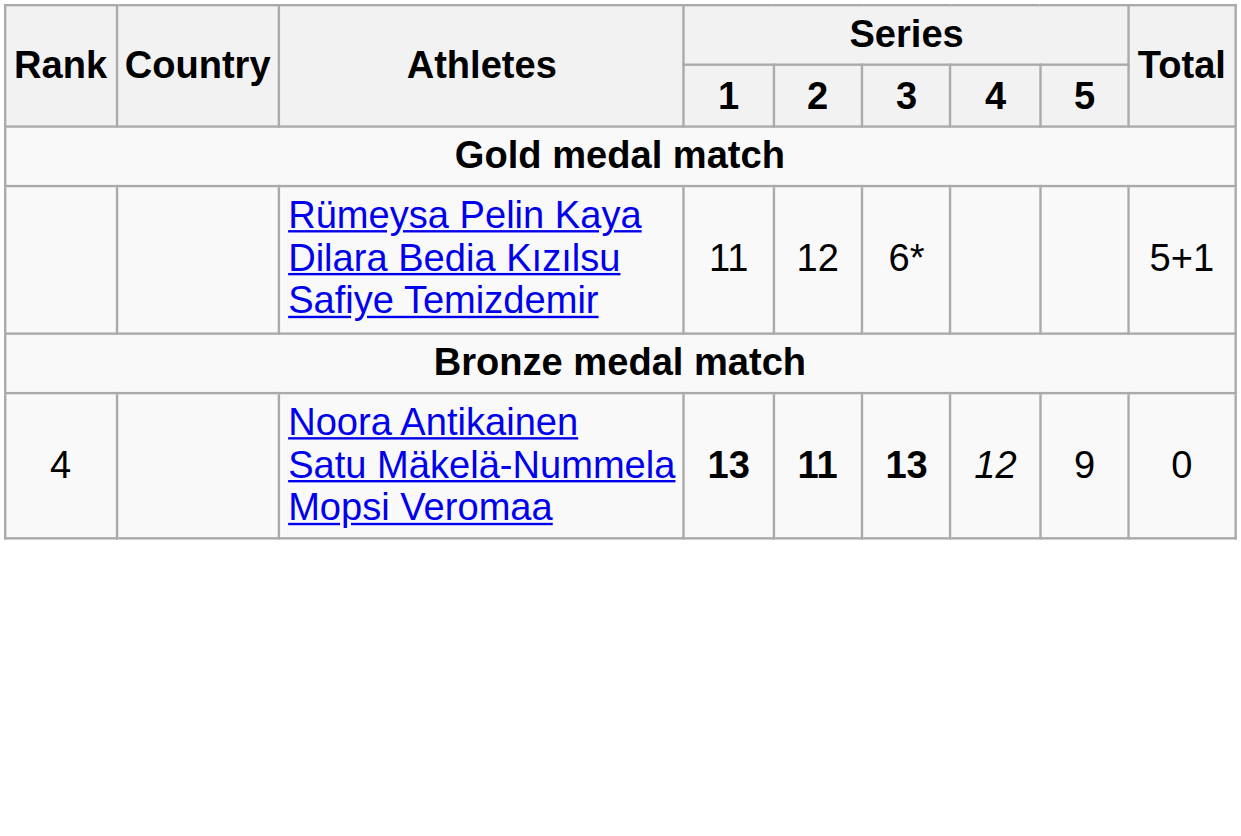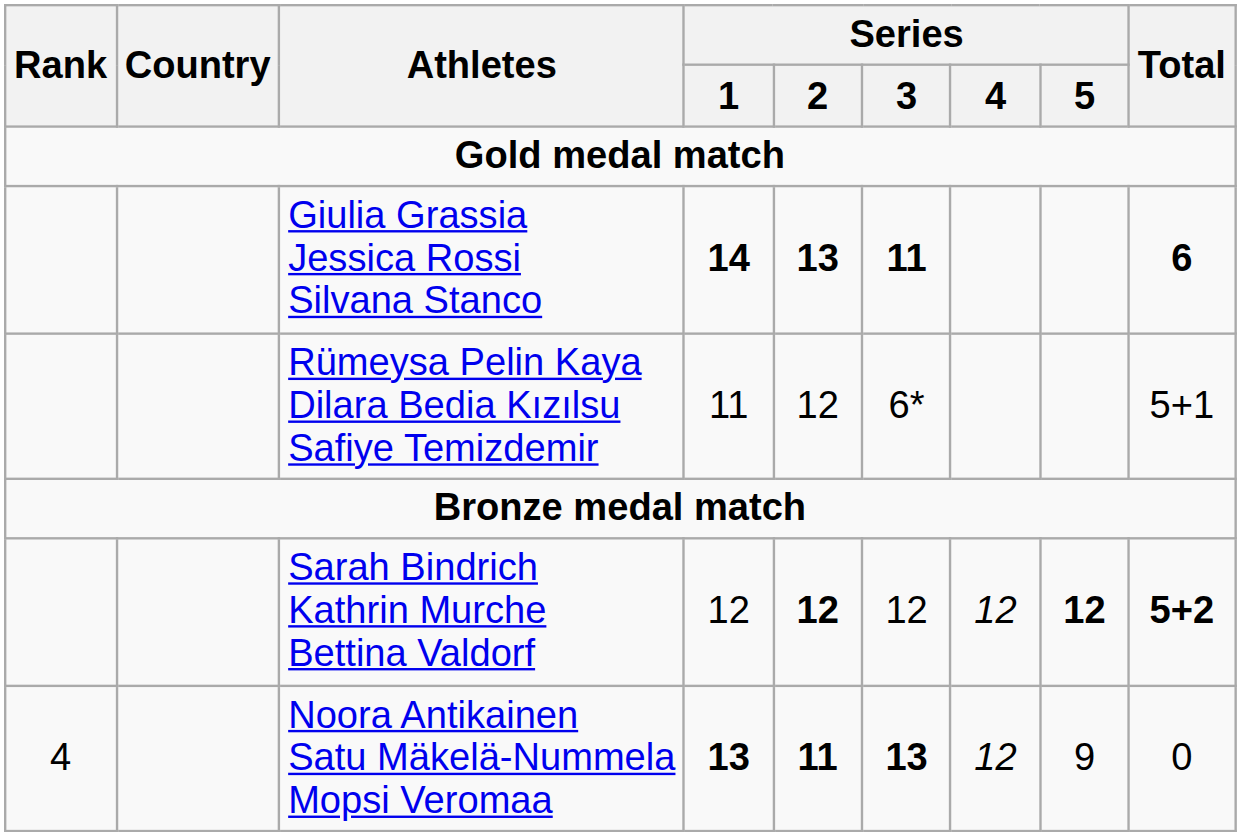+ row: (415, 258)
+ row: (417, 611)
